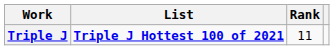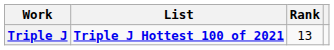(305, 35) 11 -> (305, 35) 13
